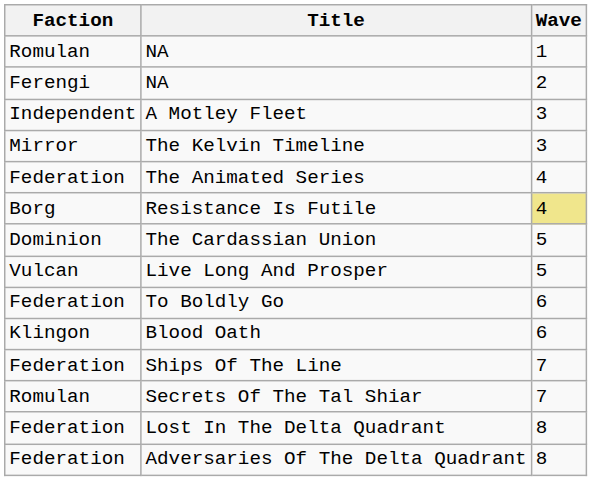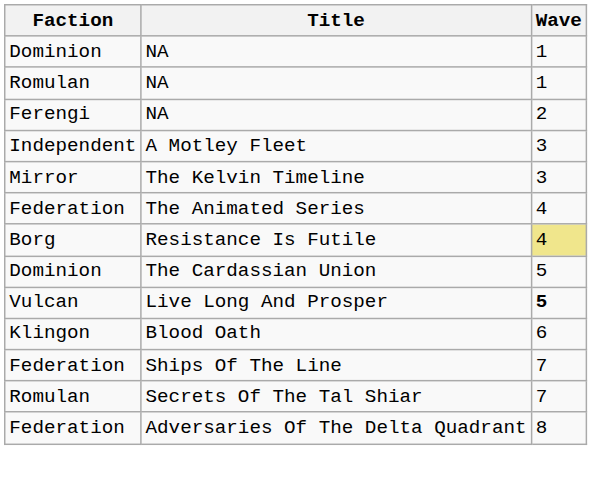+ row: (56, 52)
(541, 271) normal -> (541, 303) bold
- row: (67, 303)
- row: (67, 428)
